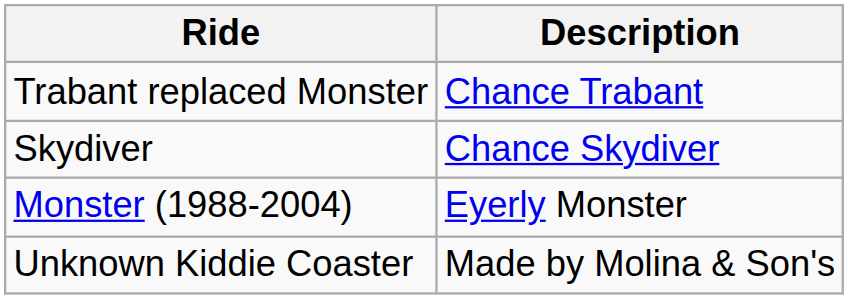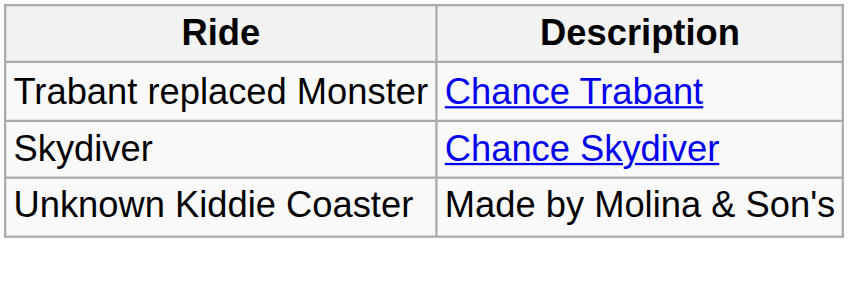- row: (183, 206)
